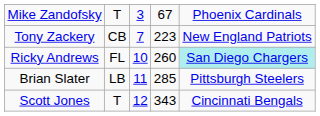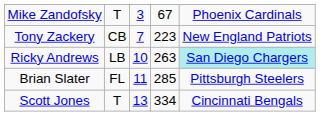(117, 57) FL -> (117, 57) LB
(165, 57) 260 -> (165, 57) 263
(117, 79) LB -> (117, 79) FL
(140, 100) 12 -> (140, 100) 13
(165, 100) 343 -> (165, 100) 334
